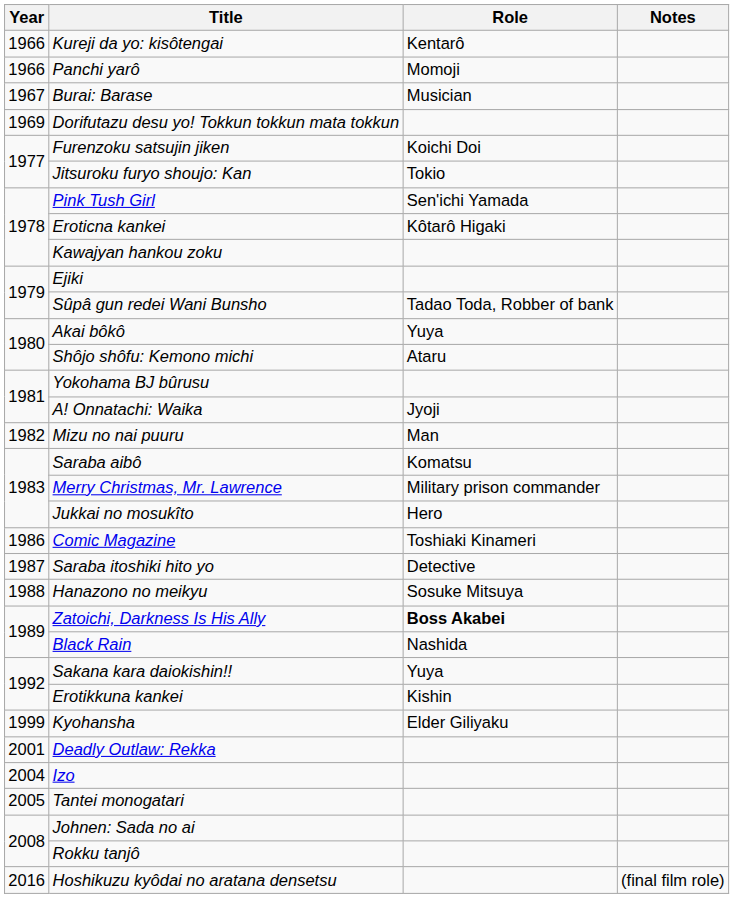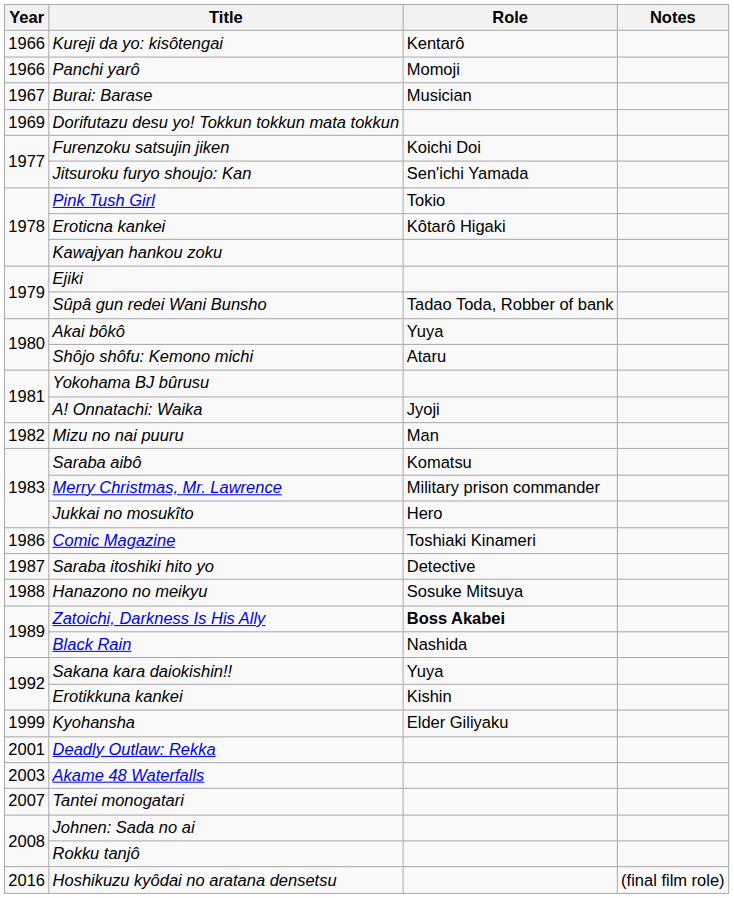(426, 174) Tokio -> (468, 174) Sen'ichi Yamada
(468, 200) Sen'ichi Yamada -> (426, 200) Tokio
+ row: (128, 775)
- row: (64, 775)
(27, 801) 2005 -> (27, 801) 2007
